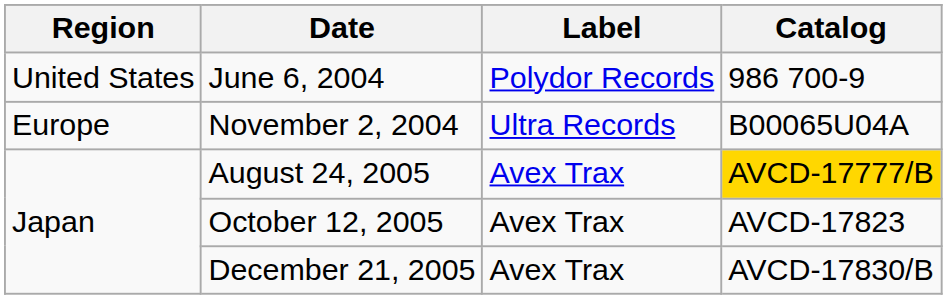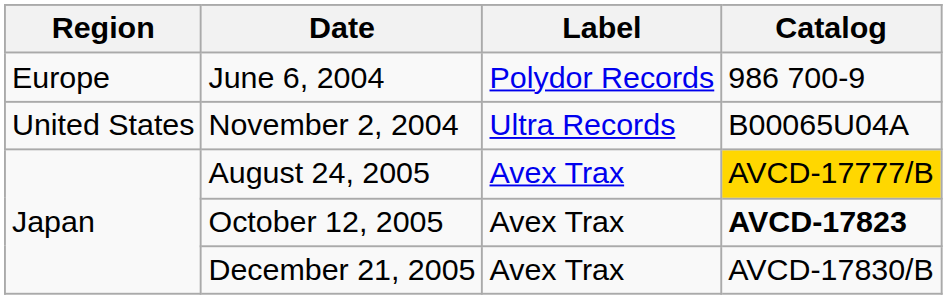(103, 76) United States -> (61, 76) Europe
(61, 125) Europe -> (103, 125) United States
(817, 221) normal -> (818, 221) bold
